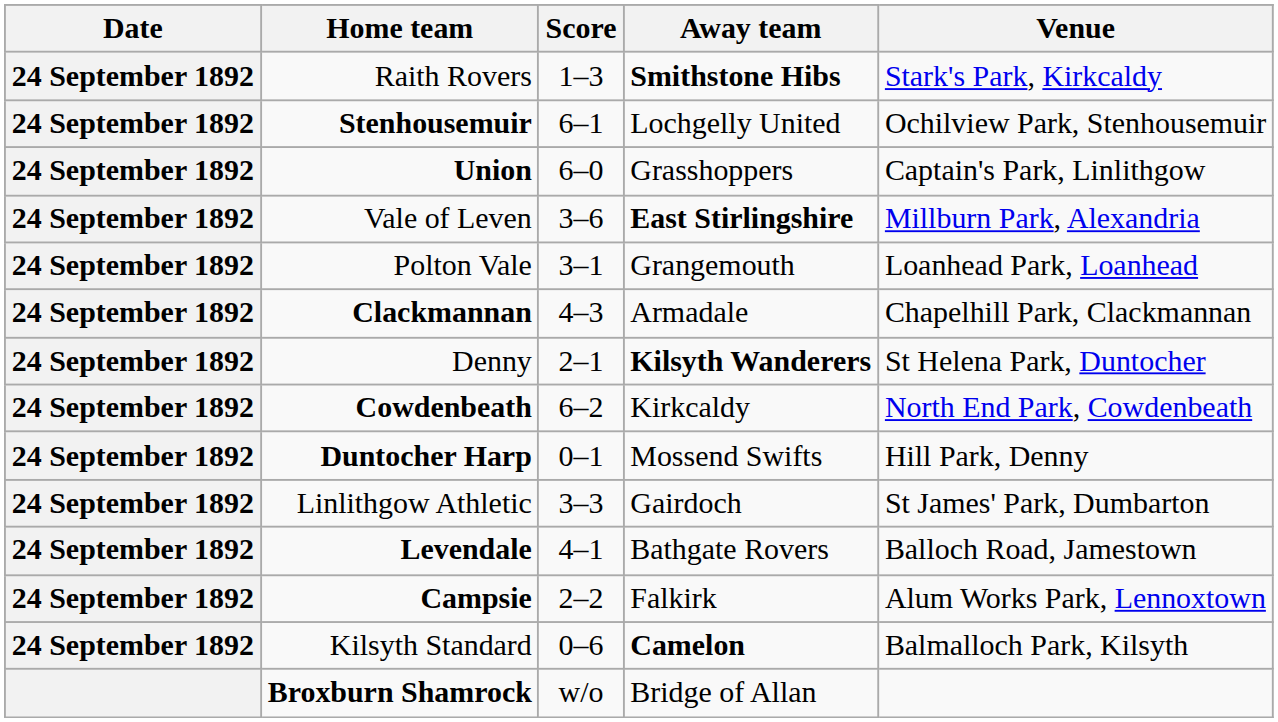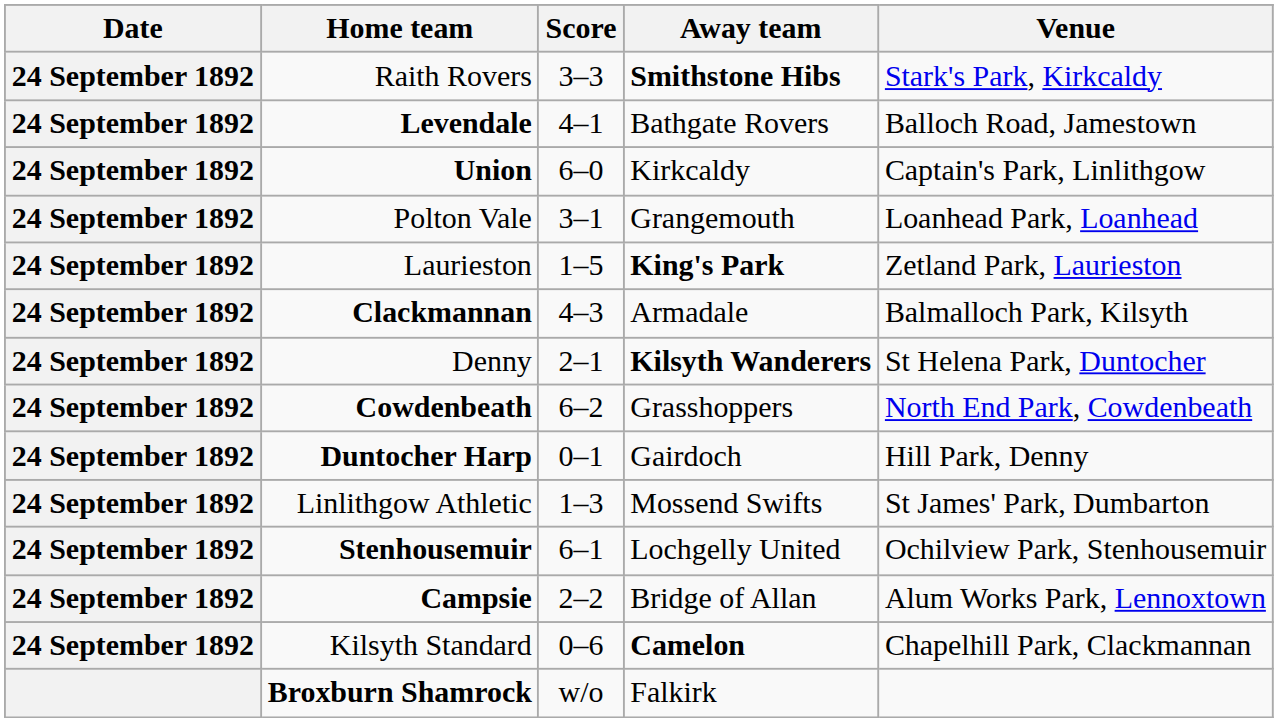(581, 75) 1–3 -> (581, 75) 3–3
rows swapped: (466, 550) <-> (435, 123)
(712, 170) Grasshoppers -> (690, 170) Kirkcaldy
- row: (448, 218)
+ row: (468, 265)
(1068, 312) Chapelhill Park, Clackmannan -> (1037, 312) Balmalloch Park, Kilsyth
(690, 407) Kirkcaldy -> (712, 407) Grasshoppers
(726, 455) Mossend Swifts -> (686, 455) Gairdoch
(581, 502) 3–3 -> (581, 502) 1–3
(686, 502) Gairdoch -> (726, 502) Mossend Swifts
(674, 597) Falkirk -> (723, 597) Bridge of Allan
(1037, 645) Balmalloch Park, Kilsyth -> (1068, 645) Chapelhill Park, Clackmannan
(723, 692) Bridge of Allan -> (674, 692) Falkirk
